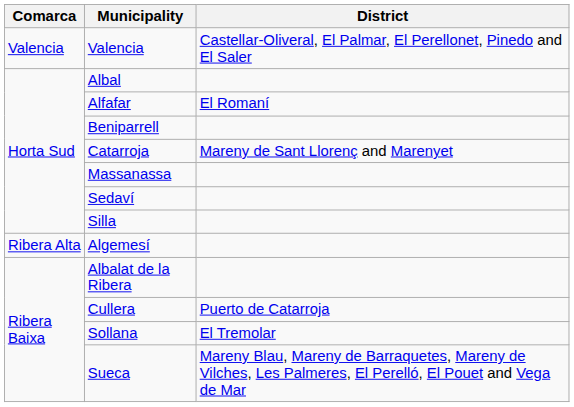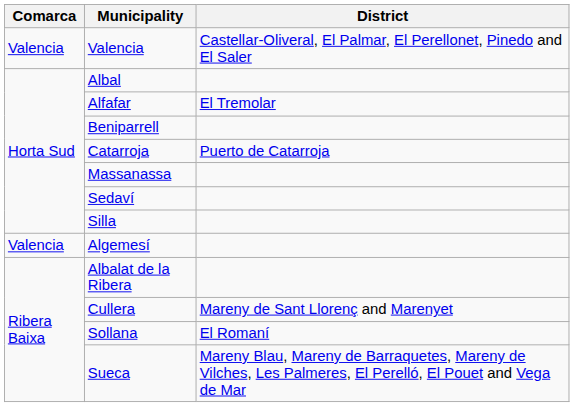(234, 103) El Romaní -> (238, 103) El Tremolar
(326, 151) Mareny de Sant Llorenç and Marenyet -> (265, 151) Puerto de Catarroja
(44, 245) Ribera Alta -> (36, 245) Valencia
(265, 309) Puerto de Catarroja -> (326, 309) Mareny de Sant Llorenç and Marenyet
(238, 332) El Tremolar -> (234, 332) El Romaní
